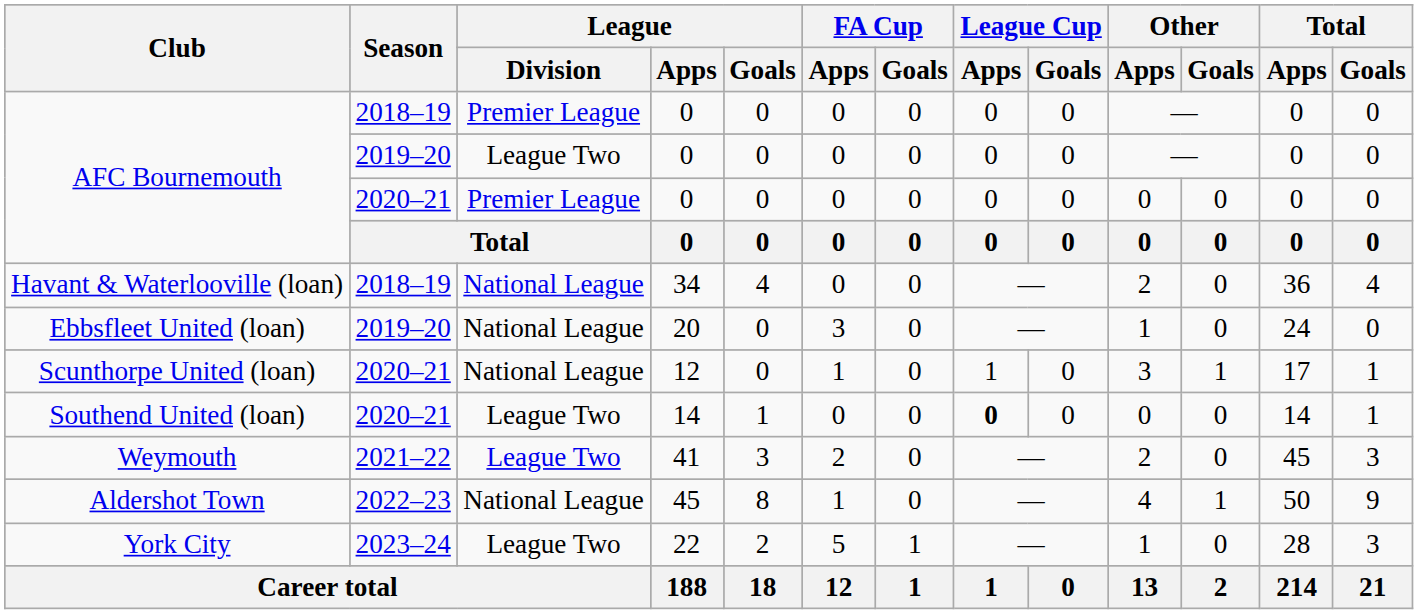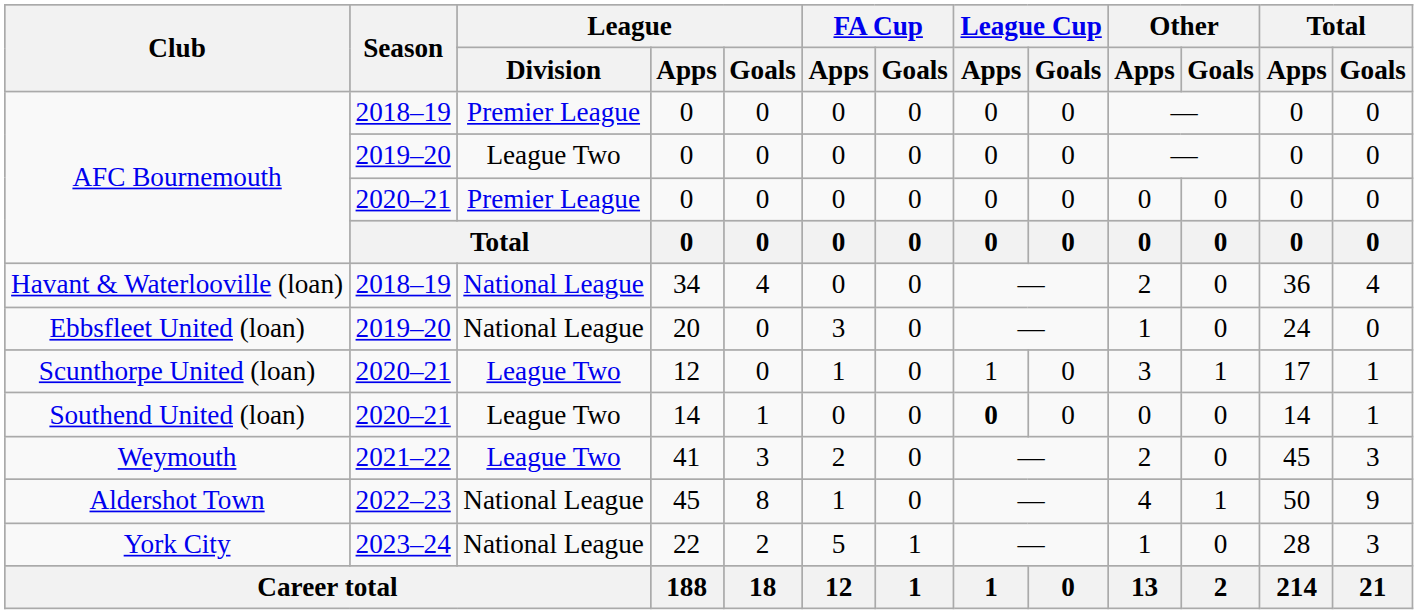(554, 371) National League -> (554, 371) League Two
(554, 543) League Two -> (554, 543) National League
